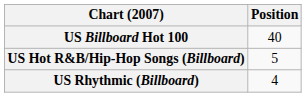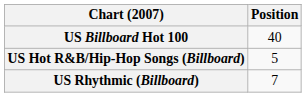(275, 80) 4 -> (275, 80) 7
